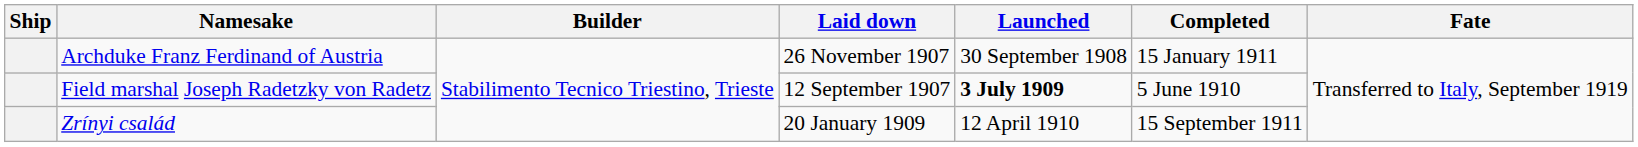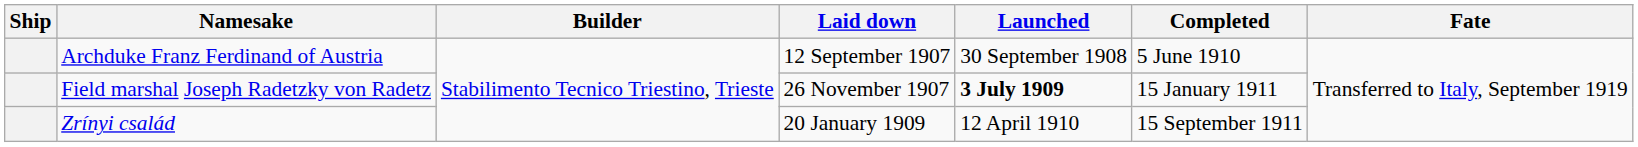(866, 55) 26 November 1907 -> (867, 55) 12 September 1907
(1207, 55) 15 January 1911 -> (1189, 55) 5 June 1910
(867, 89) 12 September 1907 -> (866, 89) 26 November 1907
(1189, 89) 5 June 1910 -> (1207, 89) 15 January 1911
